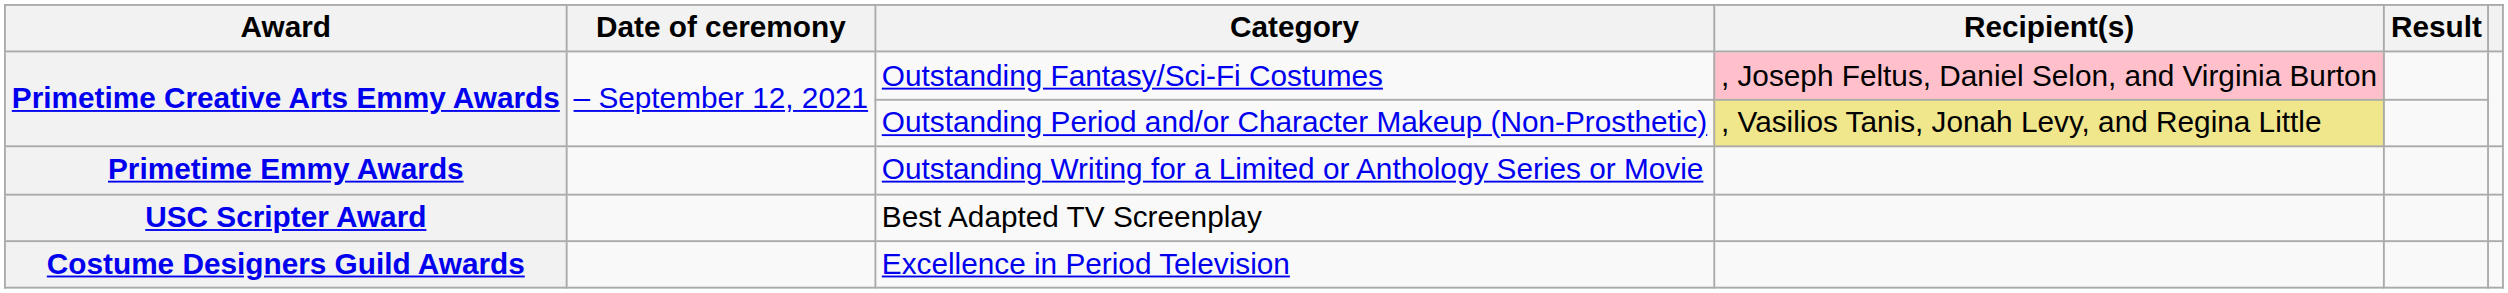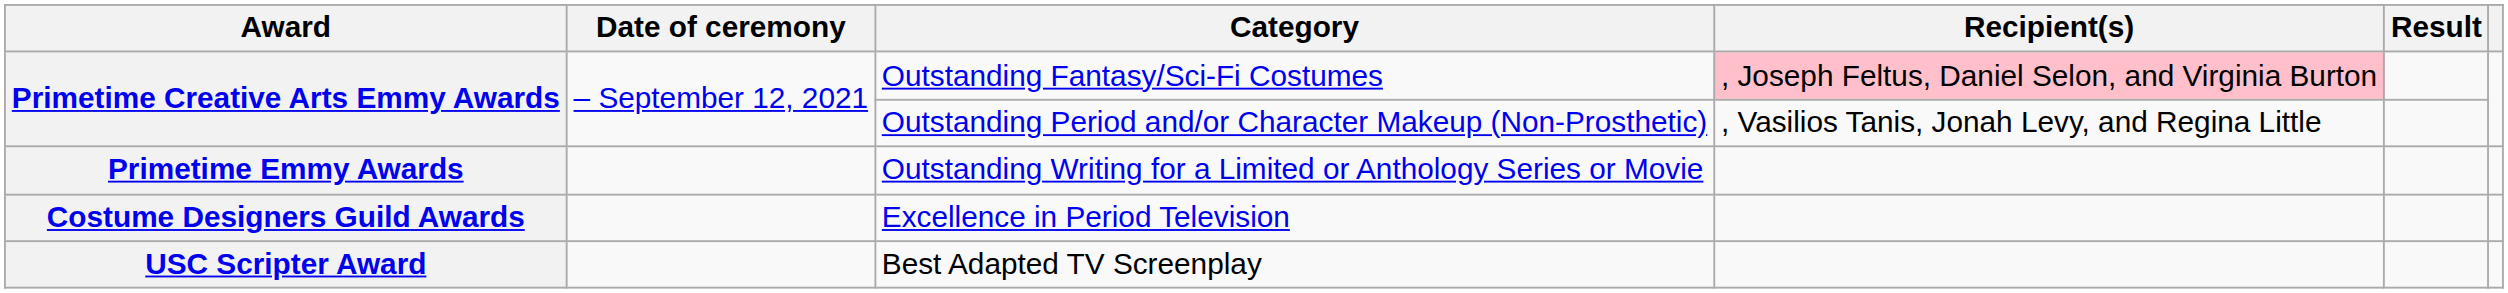(2021, 122) khaki background -> (2021, 122) no background
rows swapped: (1072, 216) <-> (1086, 264)
